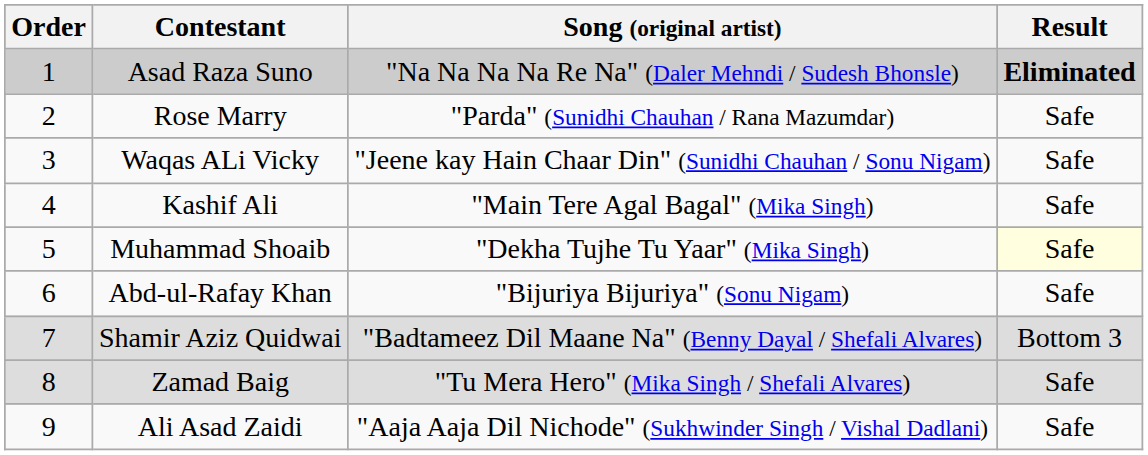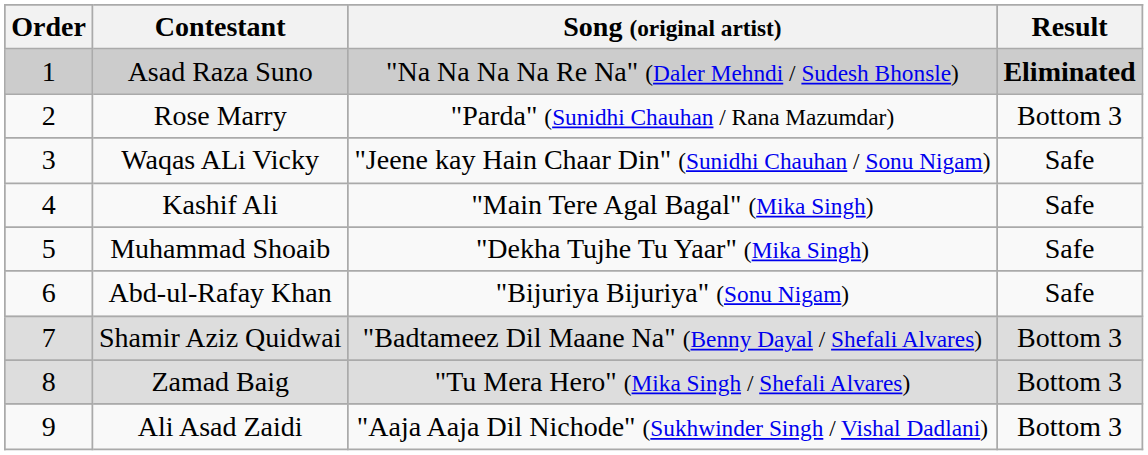(1070, 115) Safe -> (1070, 115) Bottom 3
(1070, 248) lightyellow background -> (1070, 248) no background
(1070, 381) Safe -> (1070, 381) Bottom 3
(1070, 426) Safe -> (1070, 426) Bottom 3
